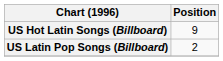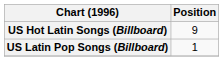(195, 47) 2 -> (195, 47) 1
